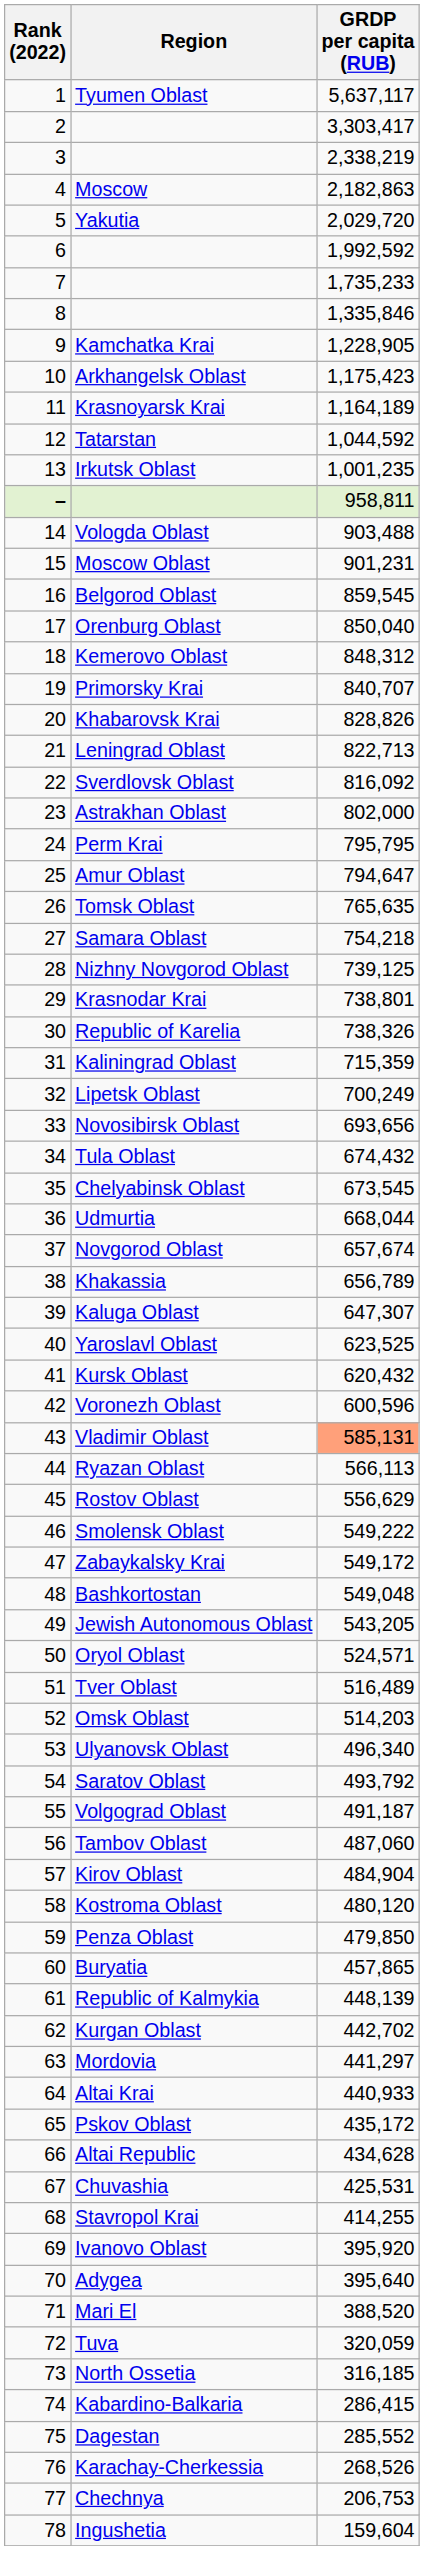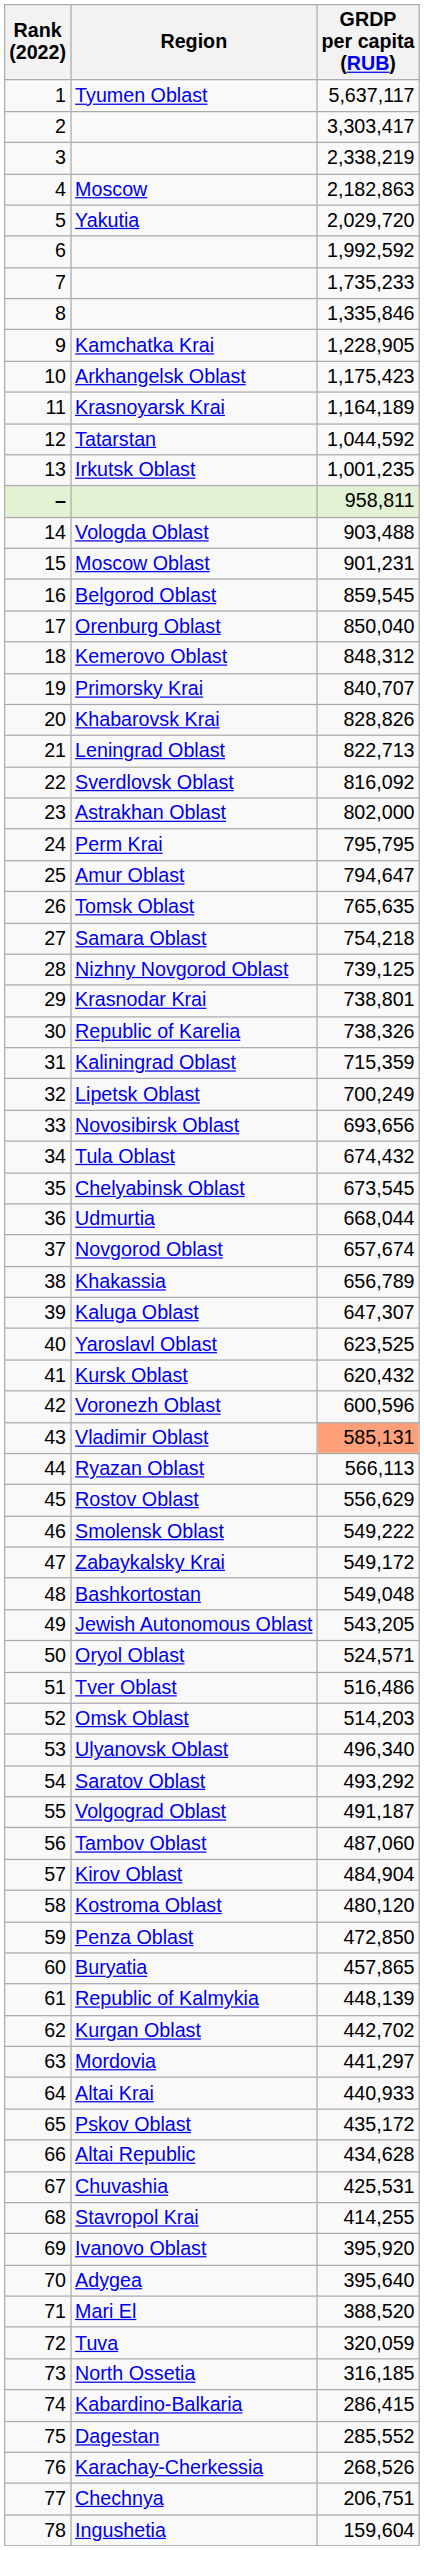(379, 1687) 516,489 -> (379, 1687) 516,486
(379, 1781) 493,792 -> (379, 1781) 493,292
(379, 1937) 479,850 -> (379, 1937) 472,850
(379, 2498) 206,753 -> (379, 2498) 206,751
